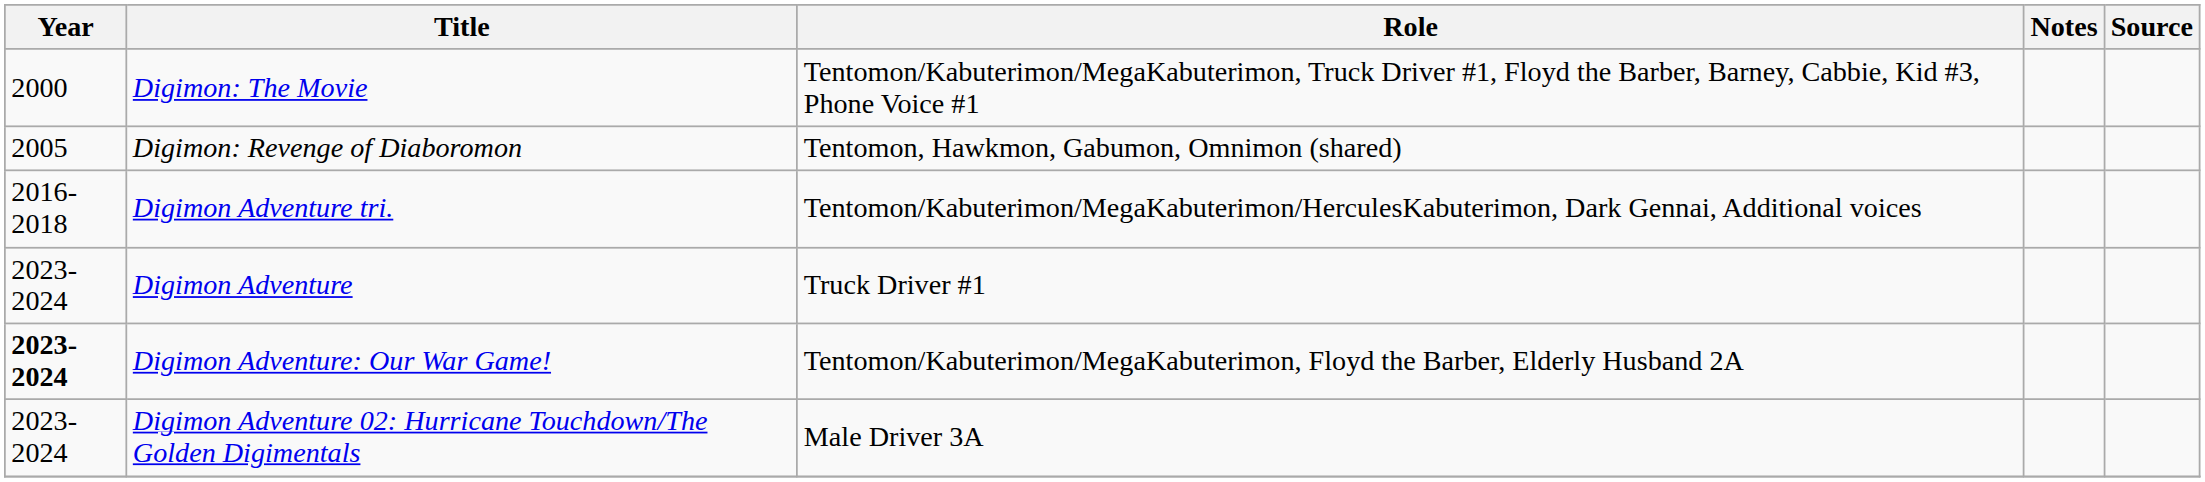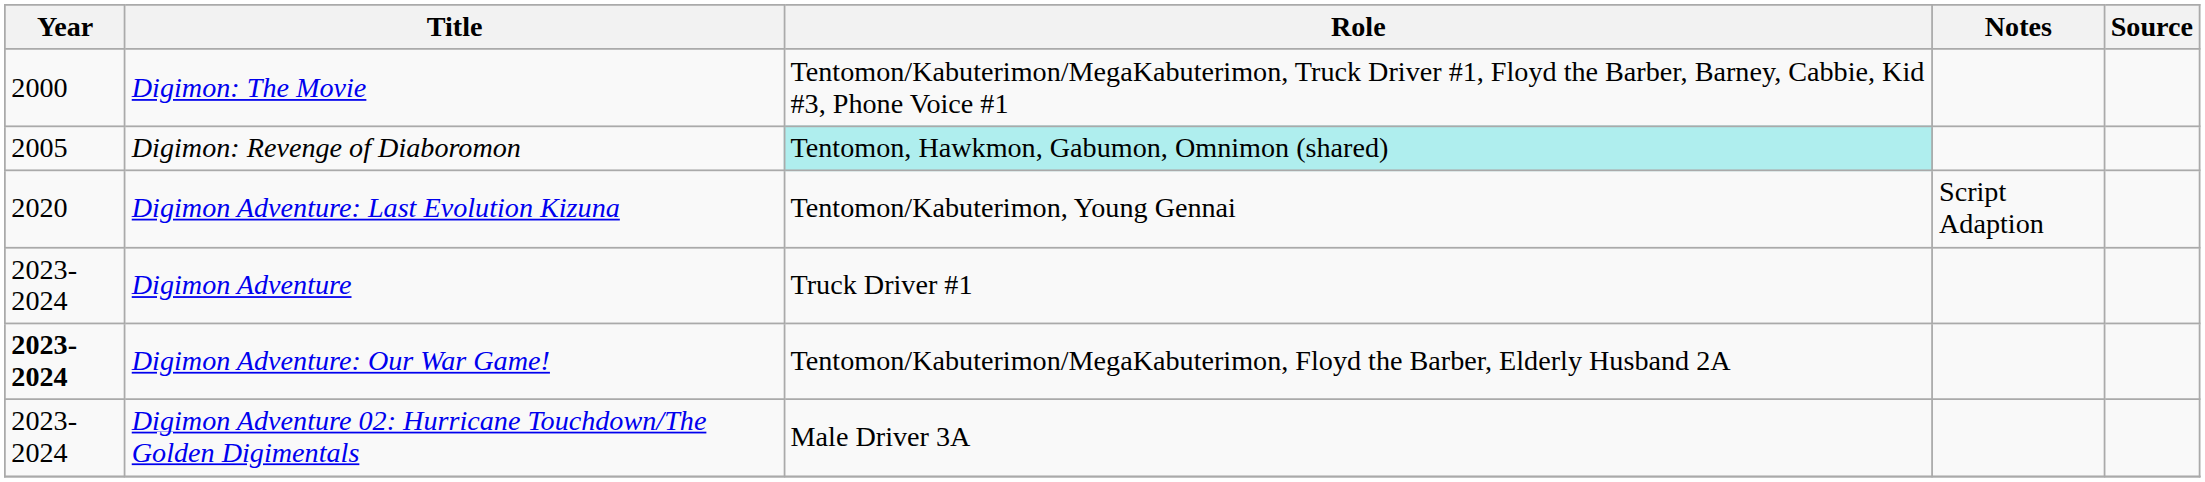(1103, 147) no background -> (1089, 147) paleturquoise background
- row: (263, 208)
+ row: (376, 208)
